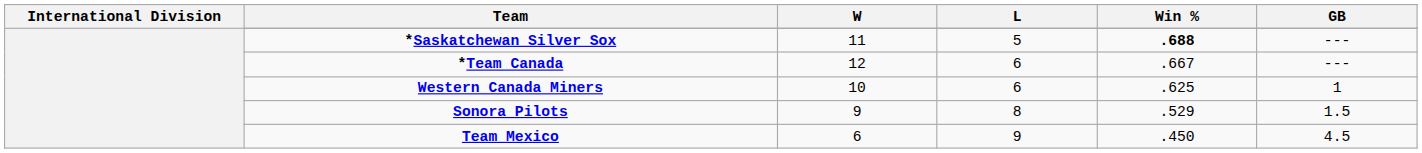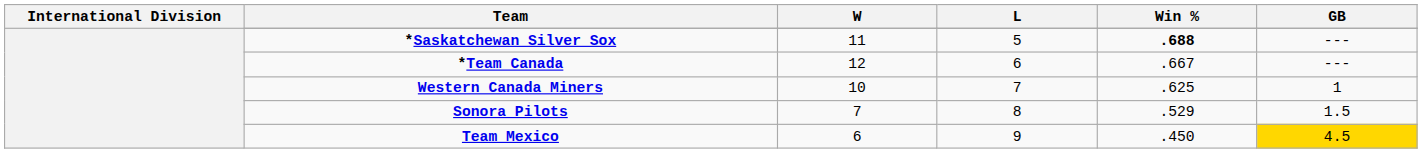(1017, 88) 6 -> (1017, 88) 7
(857, 112) 9 -> (857, 112) 7
(1337, 136) no background -> (1337, 136) gold background
